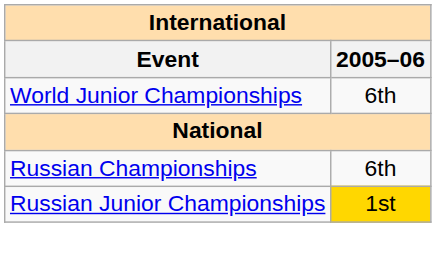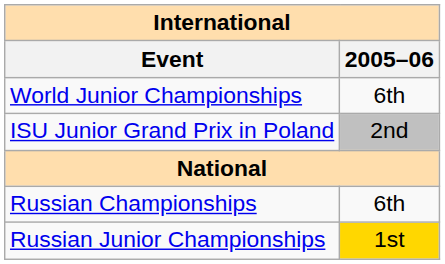+ row: (172, 131)
